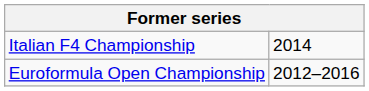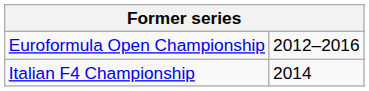rows swapped: (137, 72) <-> (102, 45)
